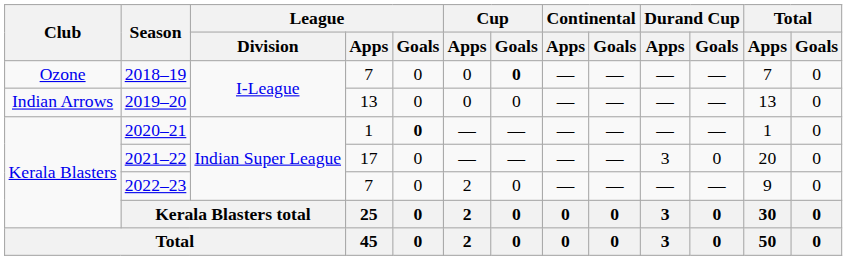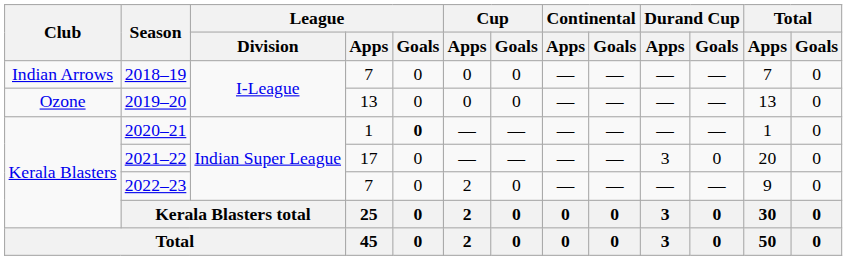(63, 74) Ozone -> (63, 74) Indian Arrows
(516, 74) bold -> (516, 74) normal
(63, 102) Indian Arrows -> (63, 102) Ozone
